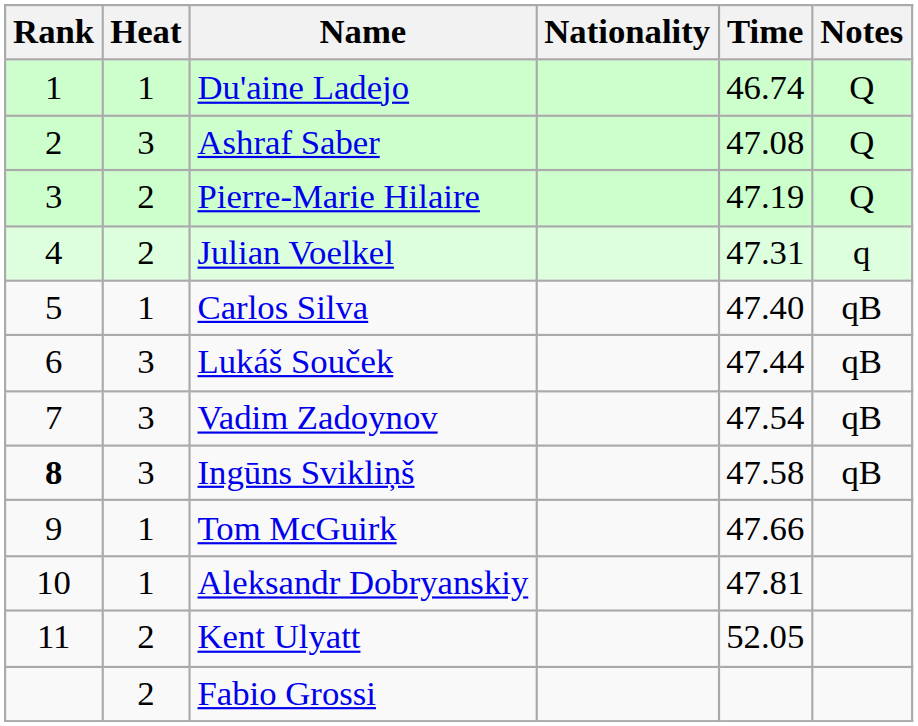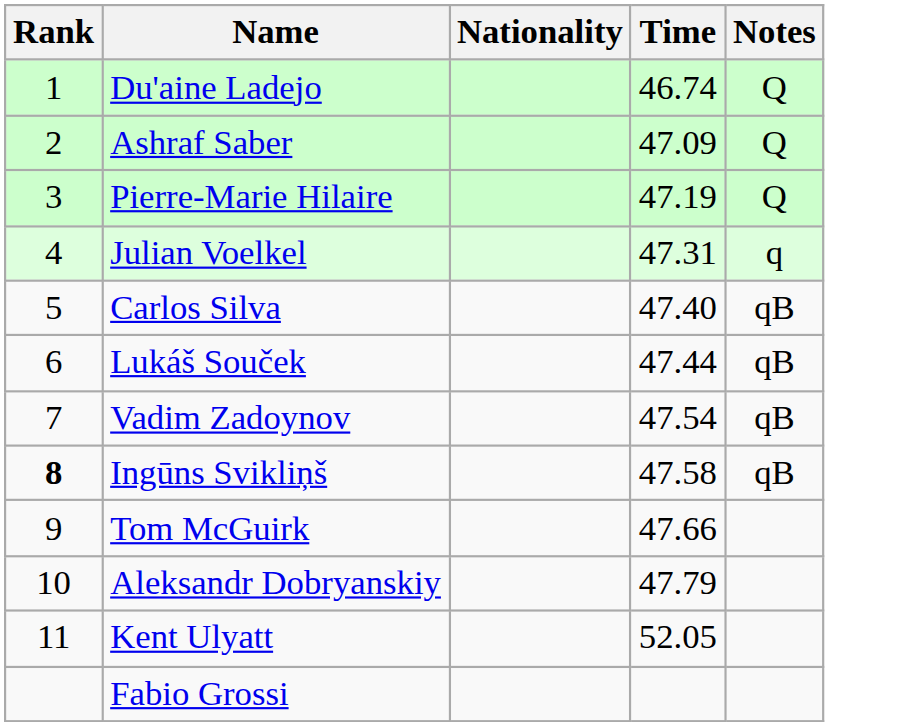- column: (146, 32)
(765, 142) 47.08 -> (678, 142) 47.09
(765, 582) 47.81 -> (678, 582) 47.79
